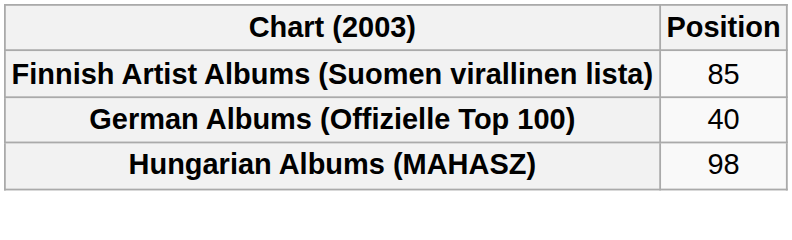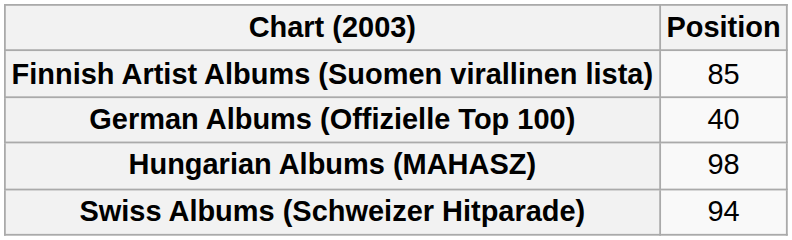+ row: (332, 211)
